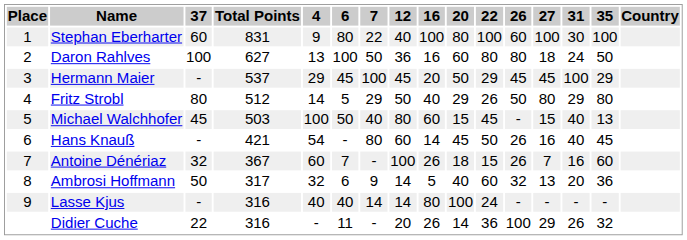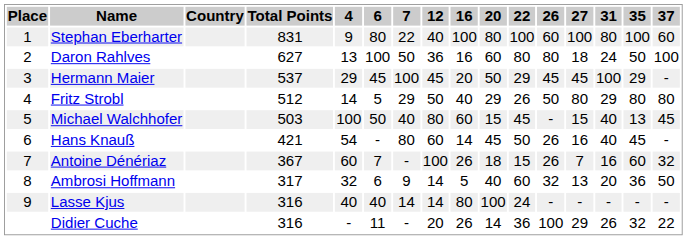columns swapped: (650, 16) <-> (199, 16)
(576, 36) 30 -> (609, 36) 80
